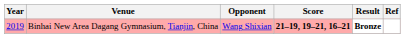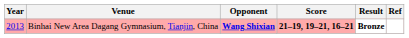(15, 26) 2019 -> (15, 26) 2013
(247, 26) normal -> (249, 26) bold
